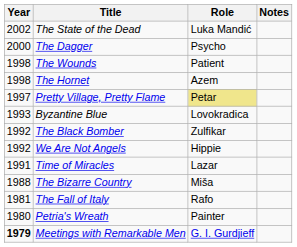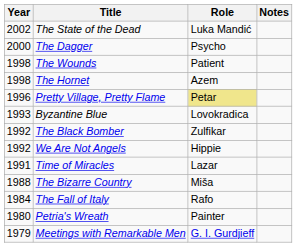(19, 98) 1997 -> (19, 98) 1996
(19, 200) 1981 -> (19, 200) 1984
(19, 234) bold -> (19, 234) normal
